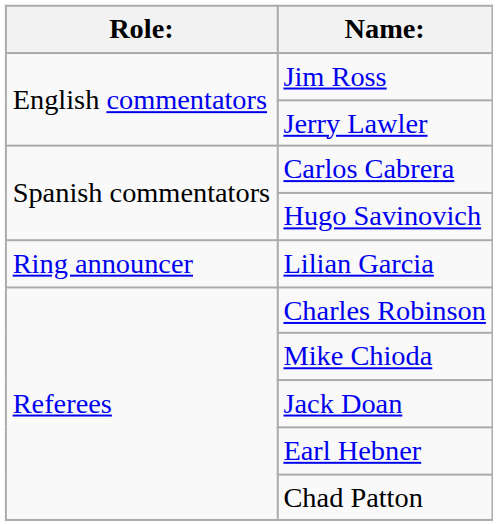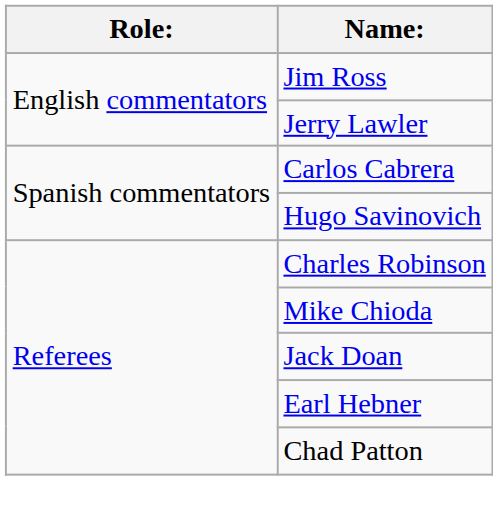- row: (359, 262)
